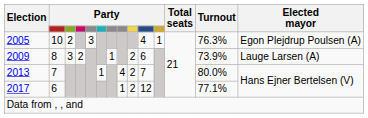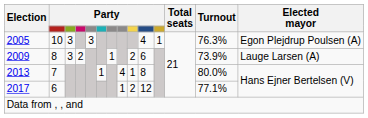(70, 40) 2 -> (70, 40) 3
(133, 72) 2 -> (133, 72) 1
(143, 72) 7 -> (143, 72) 8
